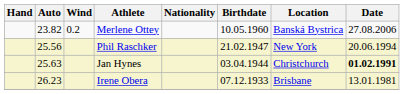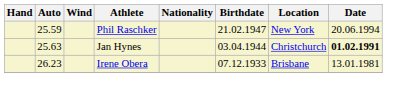- row: (128, 30)
(49, 47) 25.56 -> (49, 30) 25.59
